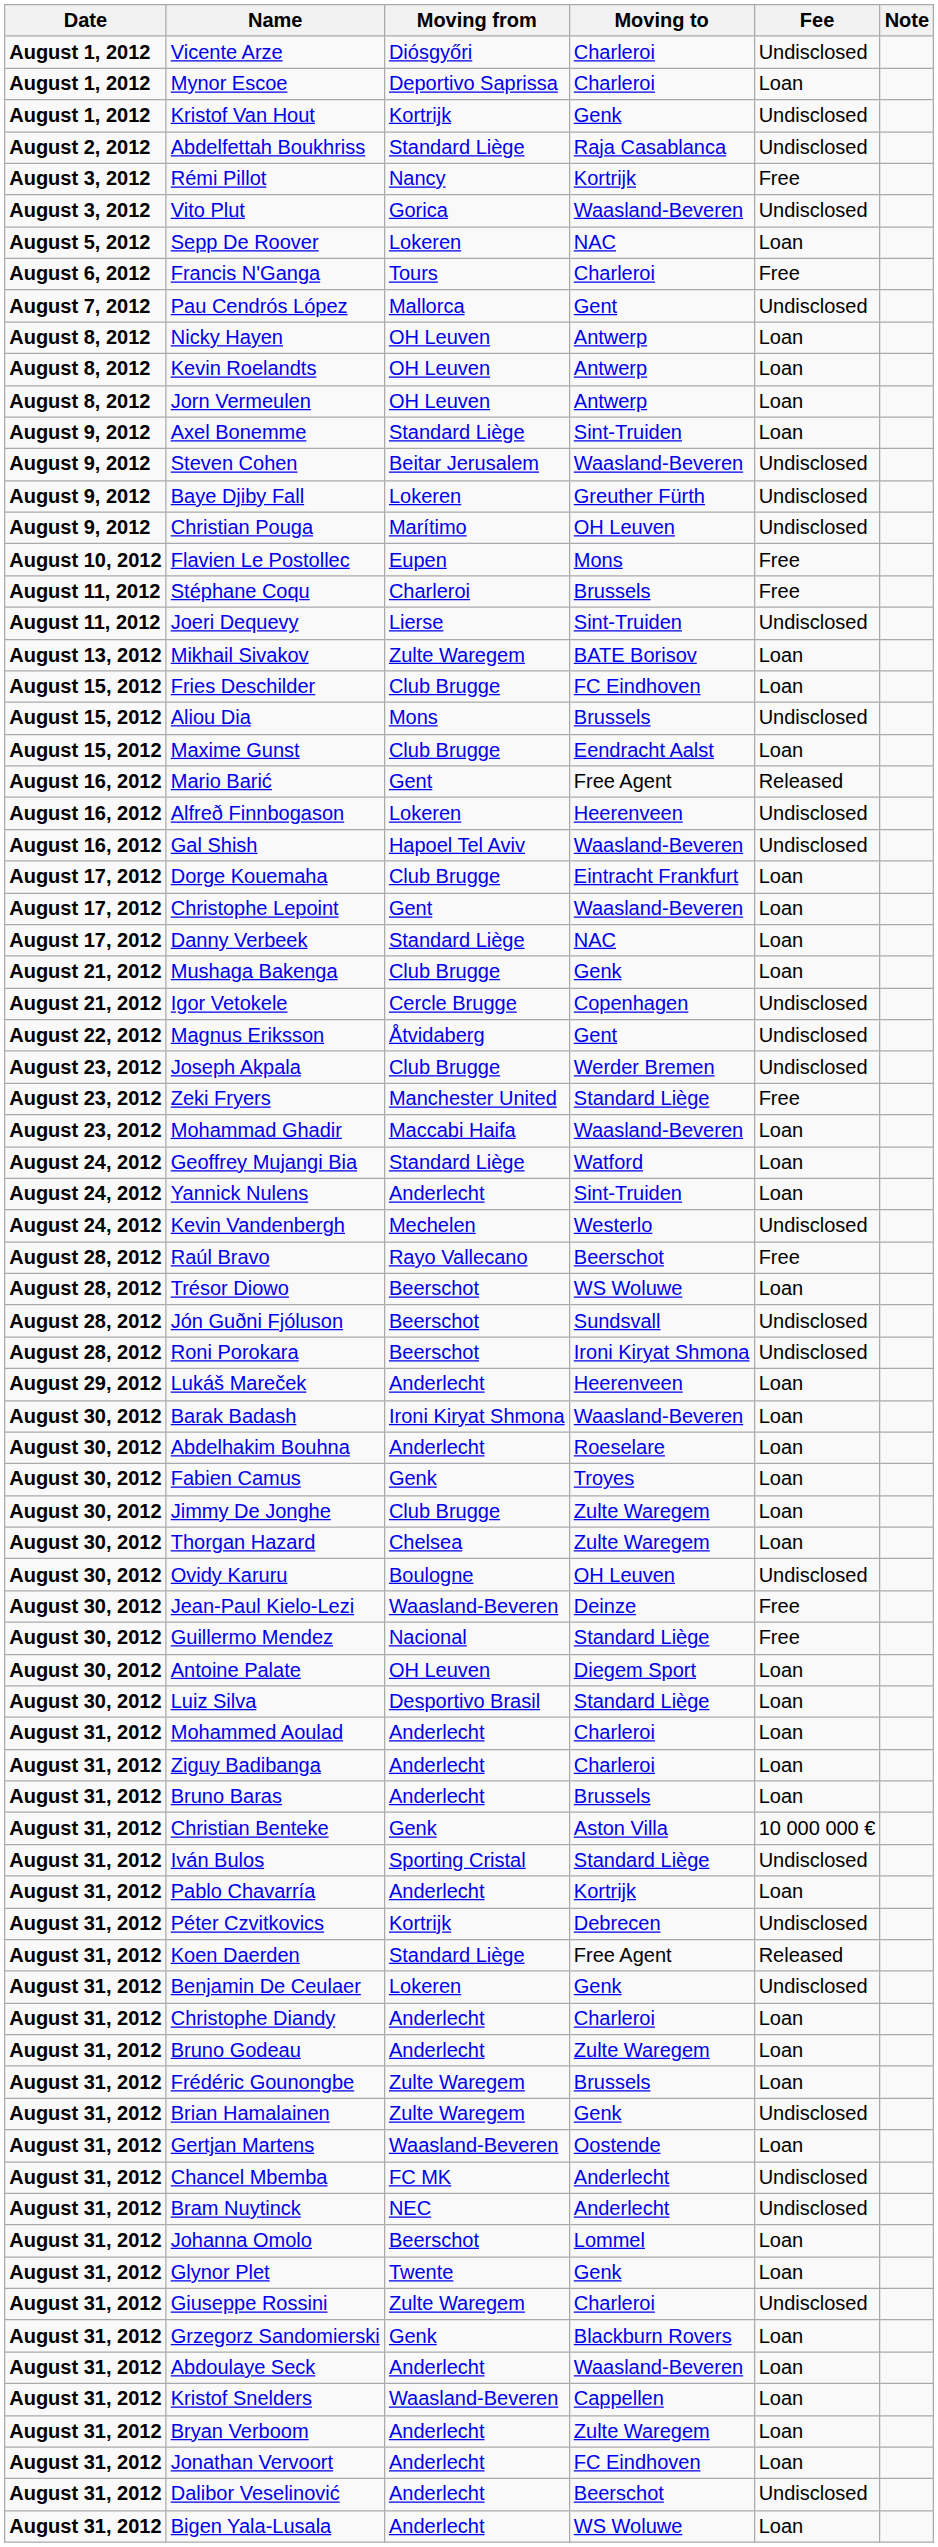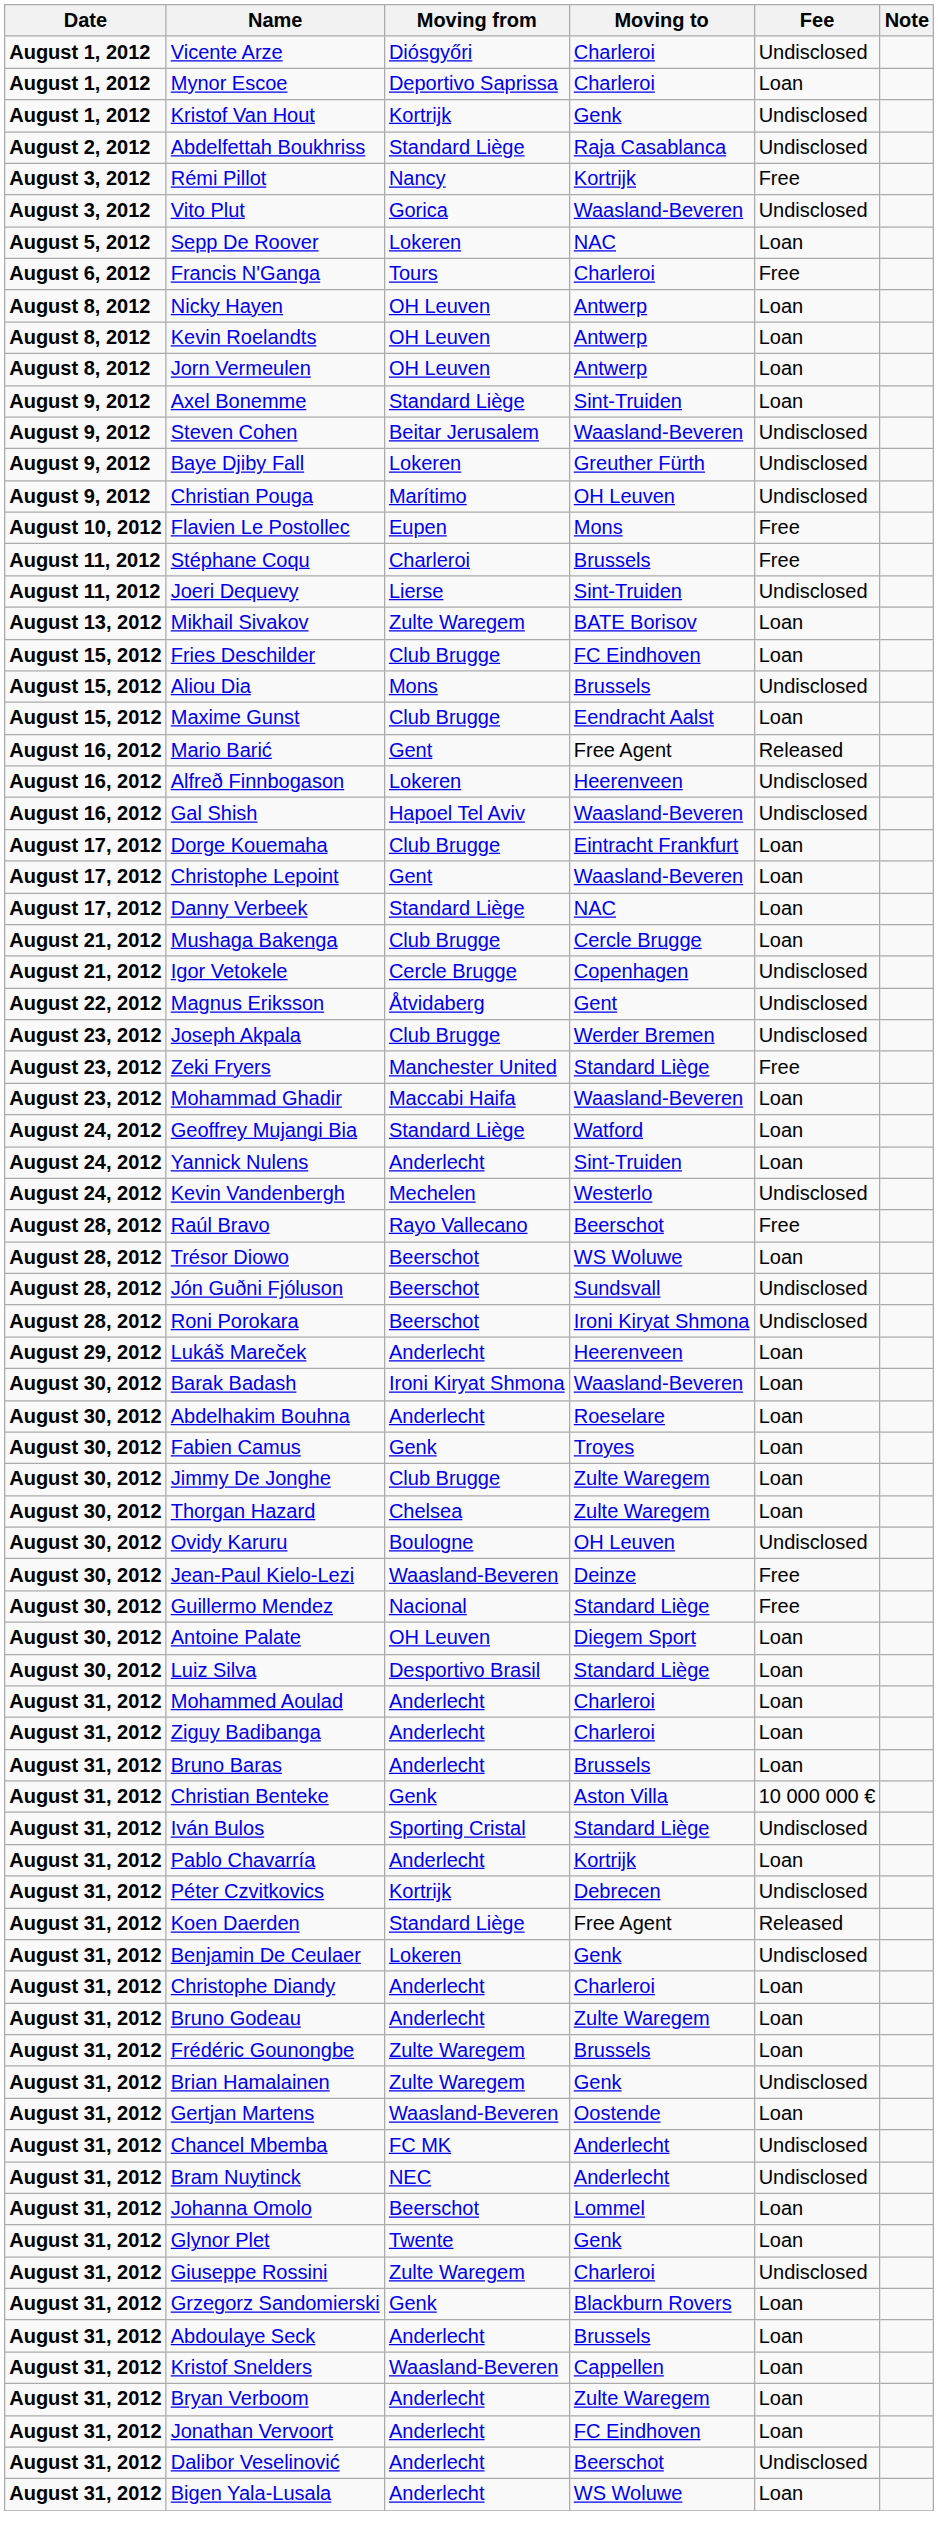- row: (259, 305)
(598, 971) Genk -> (638, 940) Cercle Brugge
(658, 2367) Waasland-Beveren -> (612, 2335) Brussels
